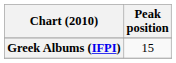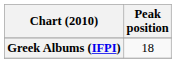(148, 48) 15 -> (148, 48) 18
